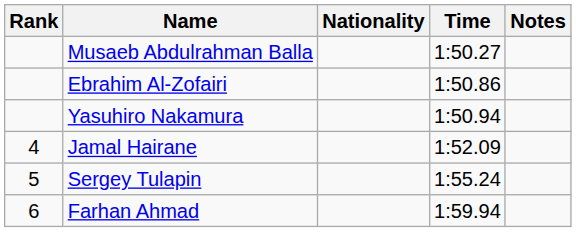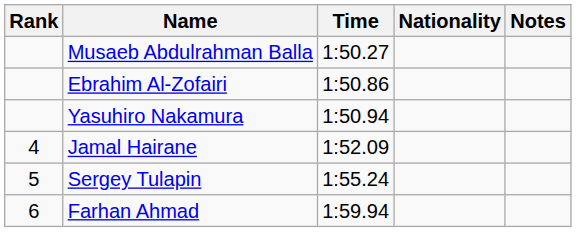columns swapped: (373, 21) <-> (467, 21)
